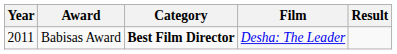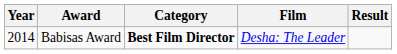(21, 38) 2011 -> (21, 38) 2014
